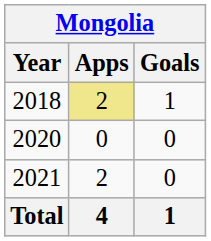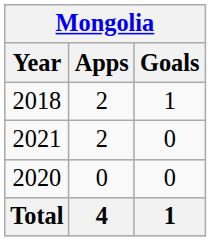(102, 100) khaki background -> (102, 100) no background
rows swapped: (37, 139) <-> (37, 178)
